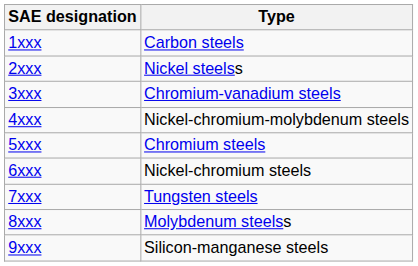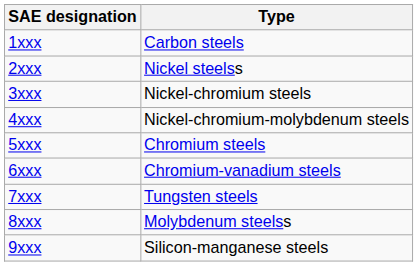(242, 94) Chromium-vanadium steels -> (228, 94) Nickel-chromium steels
(228, 171) Nickel-chromium steels -> (242, 171) Chromium-vanadium steels
